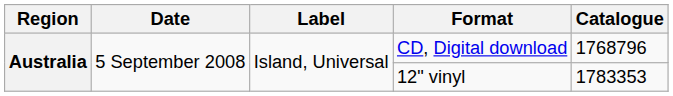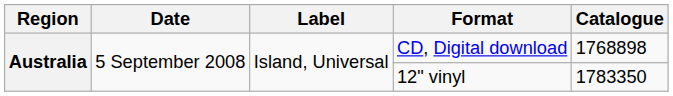(611, 47) 1768796 -> (611, 47) 1768898
(611, 76) 1783353 -> (611, 76) 1783350
